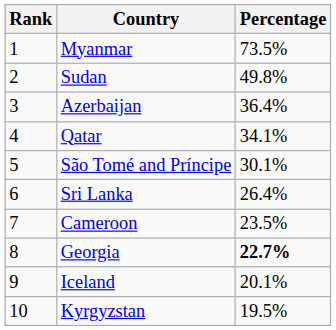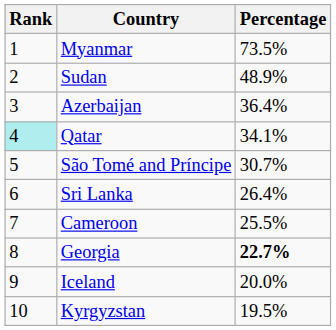(264, 77) 49.8% -> (264, 77) 48.9%
(14, 135) no background -> (14, 135) paleturquoise background
(264, 164) 30.1% -> (264, 164) 30.7%
(264, 223) 23.5% -> (264, 223) 25.5%
(264, 281) 20.1% -> (264, 281) 20.0%
